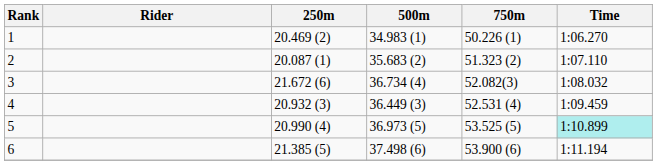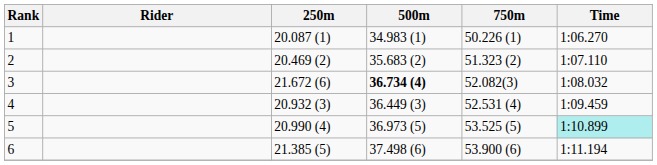(302, 38) 20.469 (2) -> (302, 38) 20.087 (1)
(302, 60) 20.087 (1) -> (302, 60) 20.469 (2)
(398, 82) normal -> (398, 82) bold
